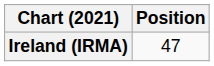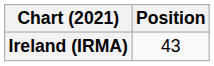(171, 46) 47 -> (171, 46) 43
